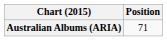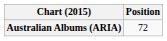(143, 28) 71 -> (143, 28) 72
